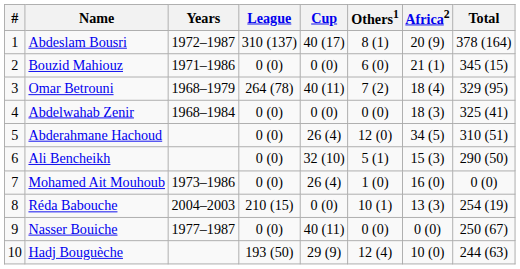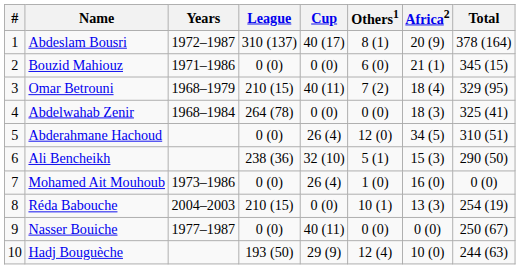(269, 89) 264 (78) -> (269, 89) 210 (15)
(269, 112) 0 (0) -> (269, 112) 264 (78)
(269, 159) 0 (0) -> (269, 159) 238 (36)
